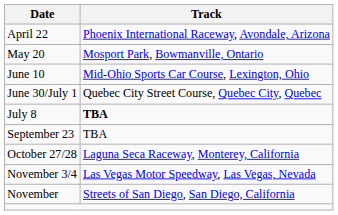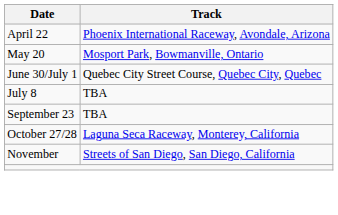- row: (26, 73)
(95, 113) bold -> (95, 93) normal
- row: (42, 173)
